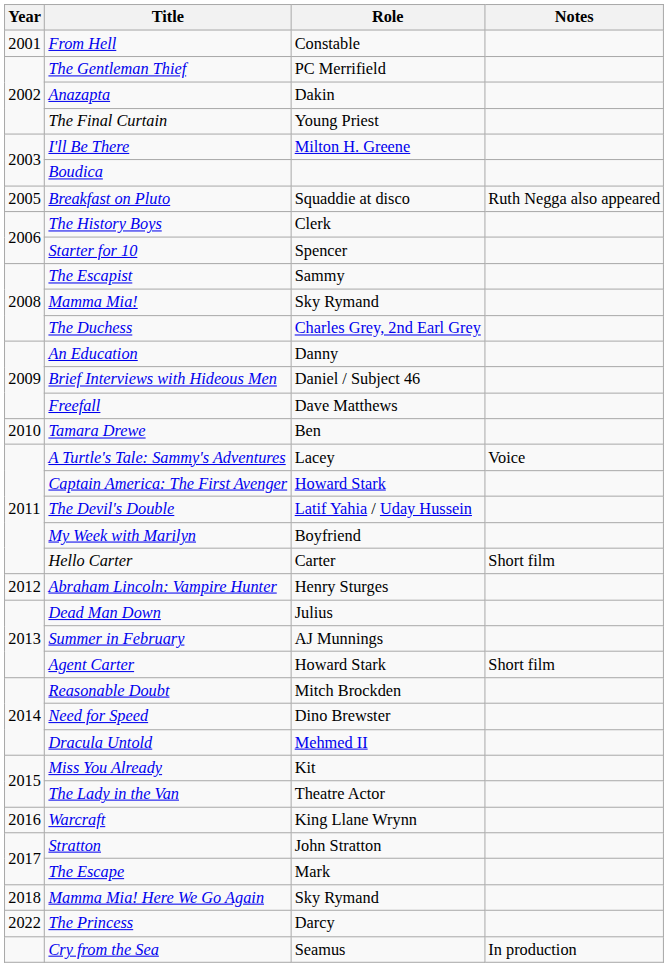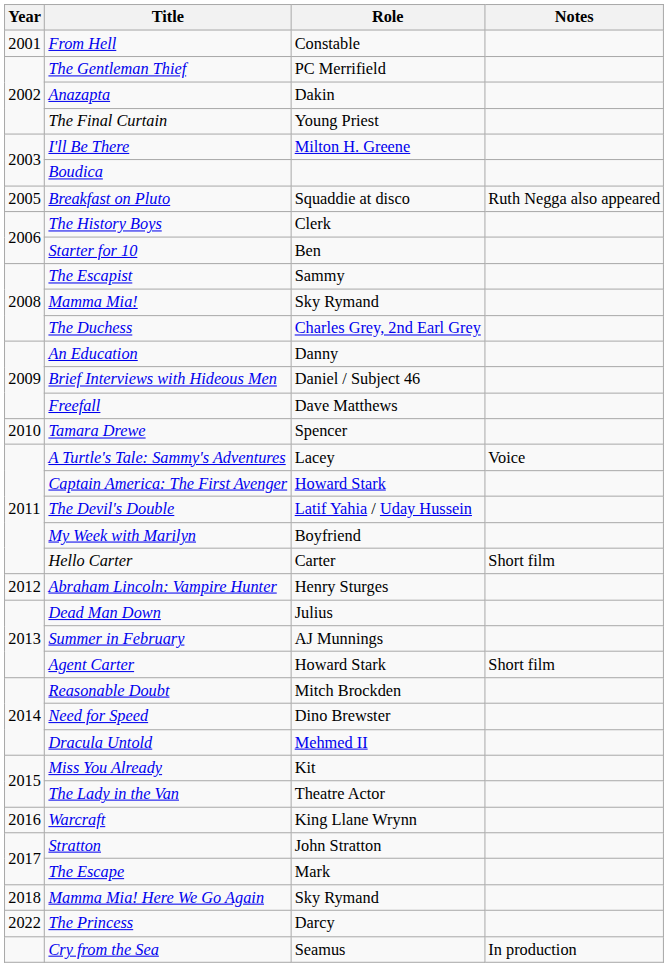(321, 250) Spencer -> (308, 250) Ben
(308, 431) Ben -> (321, 431) Spencer
